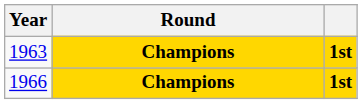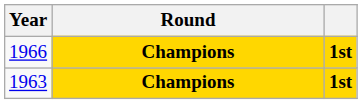rows swapped: (28, 51) <-> (28, 83)
